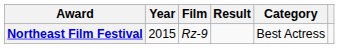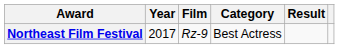columns swapped: (291, 14) <-> (232, 14)
(162, 33) 2015 -> (162, 33) 2017
